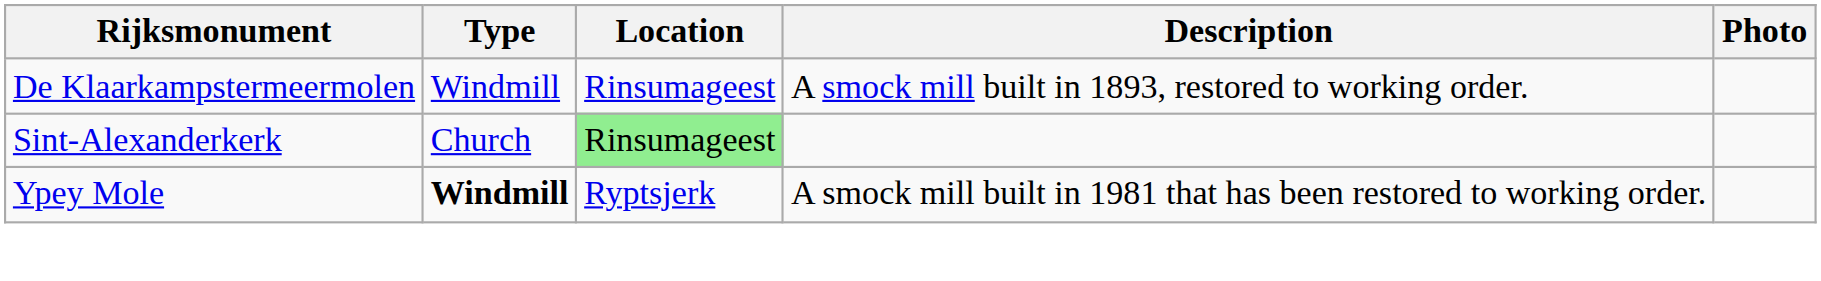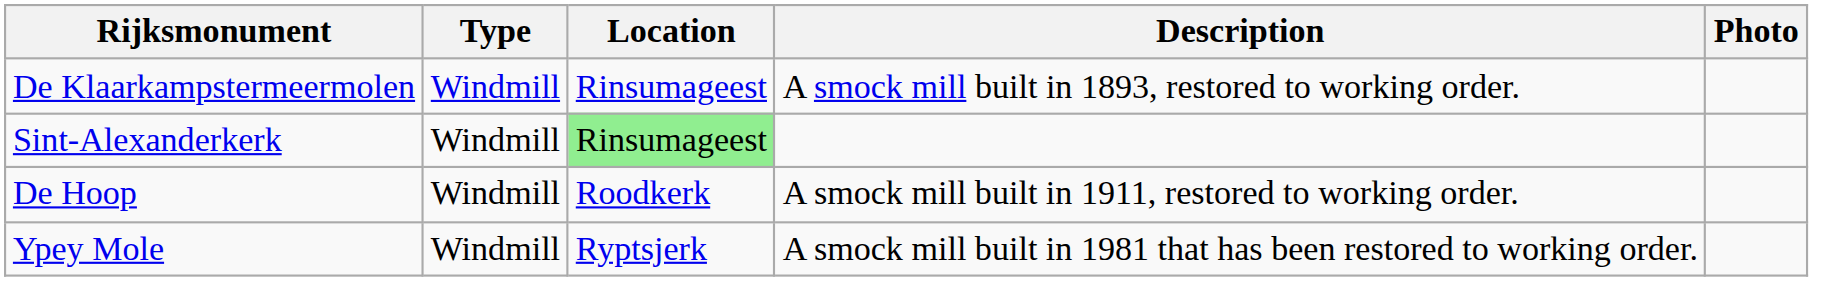(481, 139) Church -> (495, 139) Windmill
+ row: (75, 193)
(500, 193) bold -> (495, 247) normal
